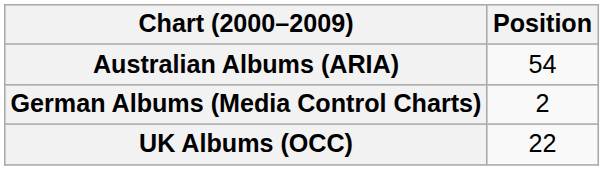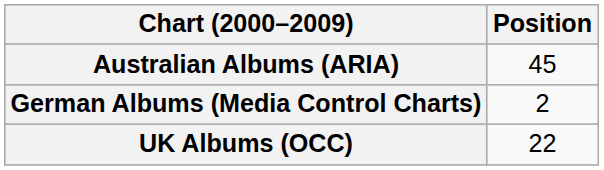(543, 64) 54 -> (543, 64) 45
